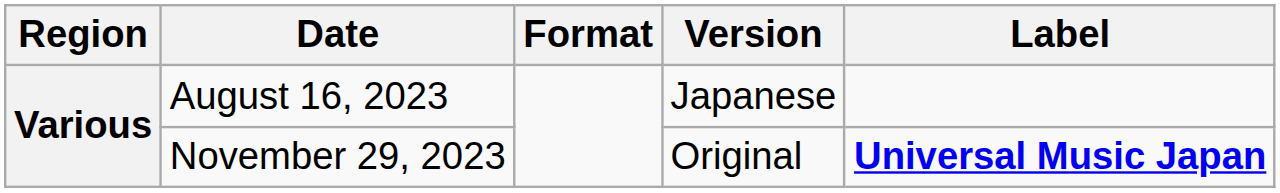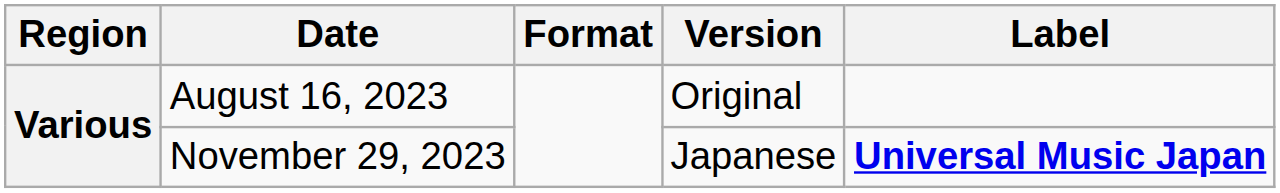(753, 95) Japanese -> (736, 95) Original
(736, 156) Original -> (753, 156) Japanese
